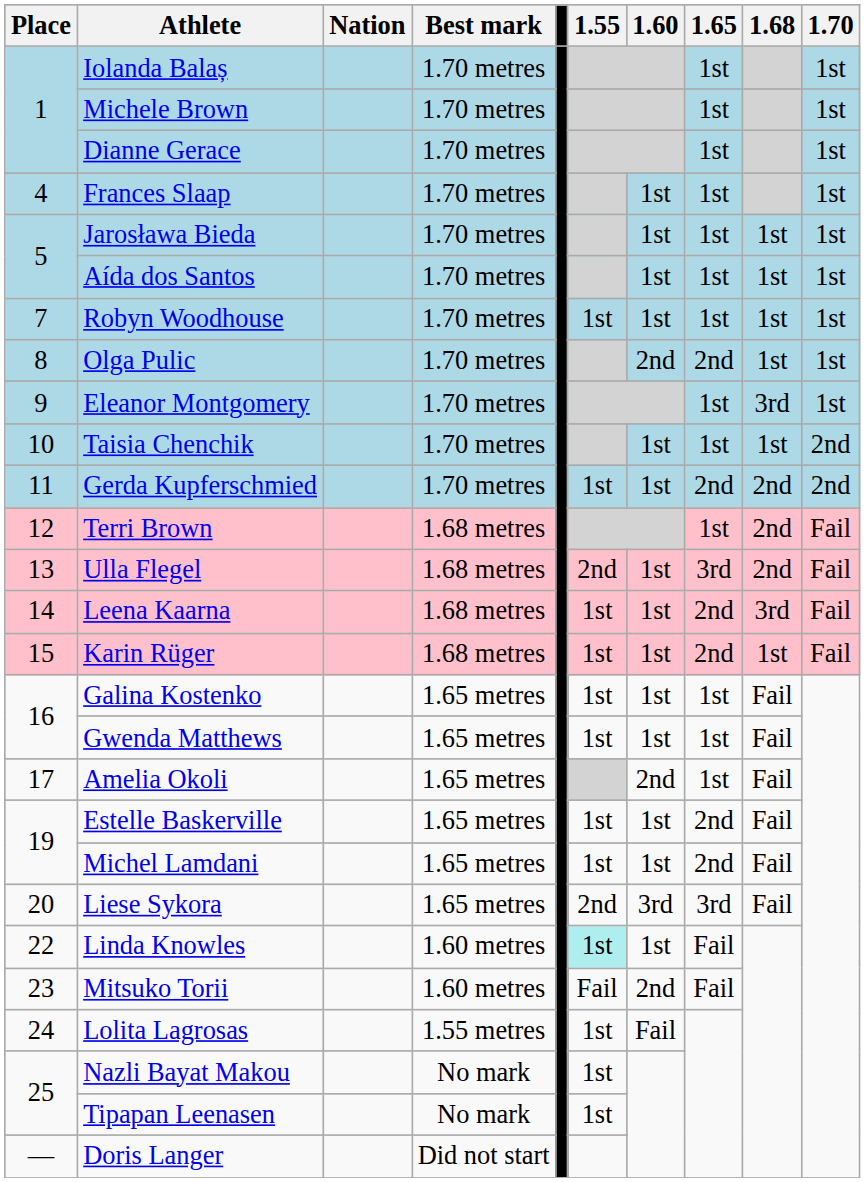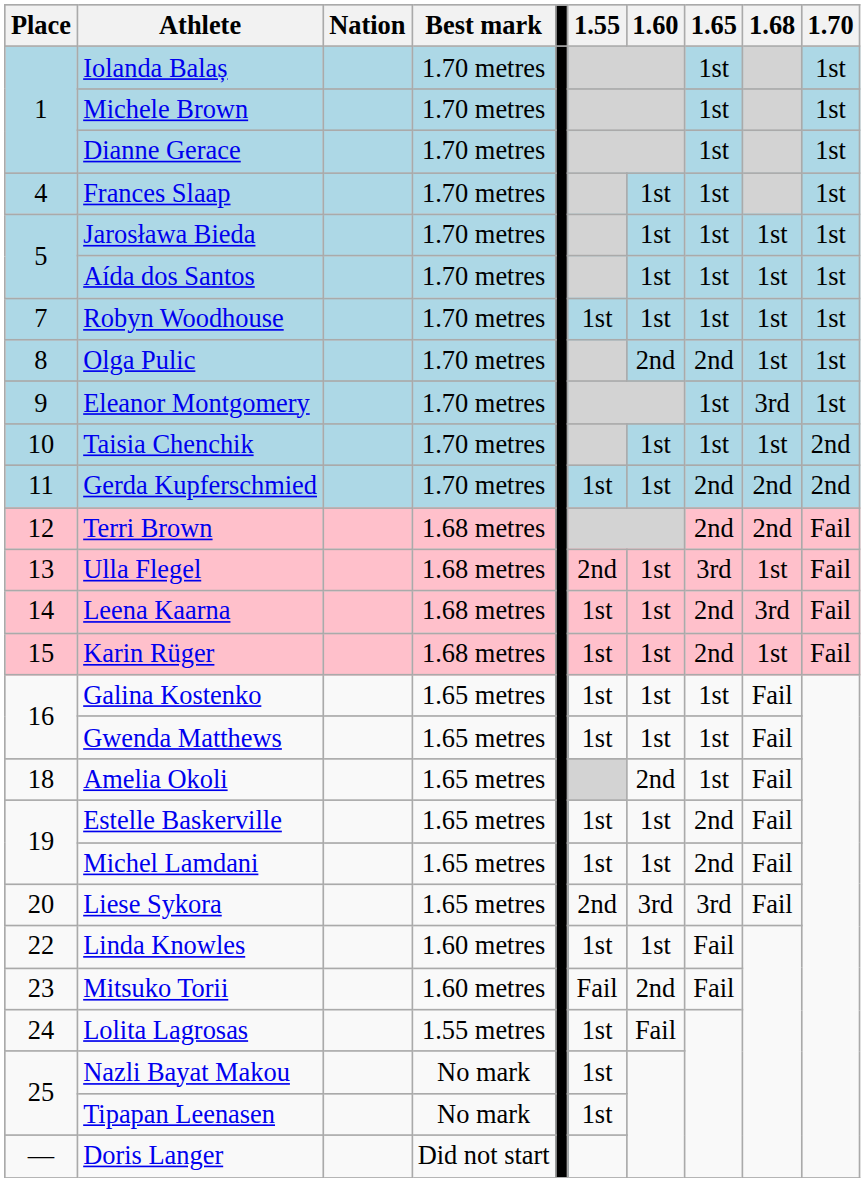(714, 527) 1st -> (714, 527) 2nd
(772, 569) 2nd -> (772, 569) 1st
(41, 779) 17 -> (41, 779) 18
(597, 946) paleturquoise background -> (597, 946) no background
